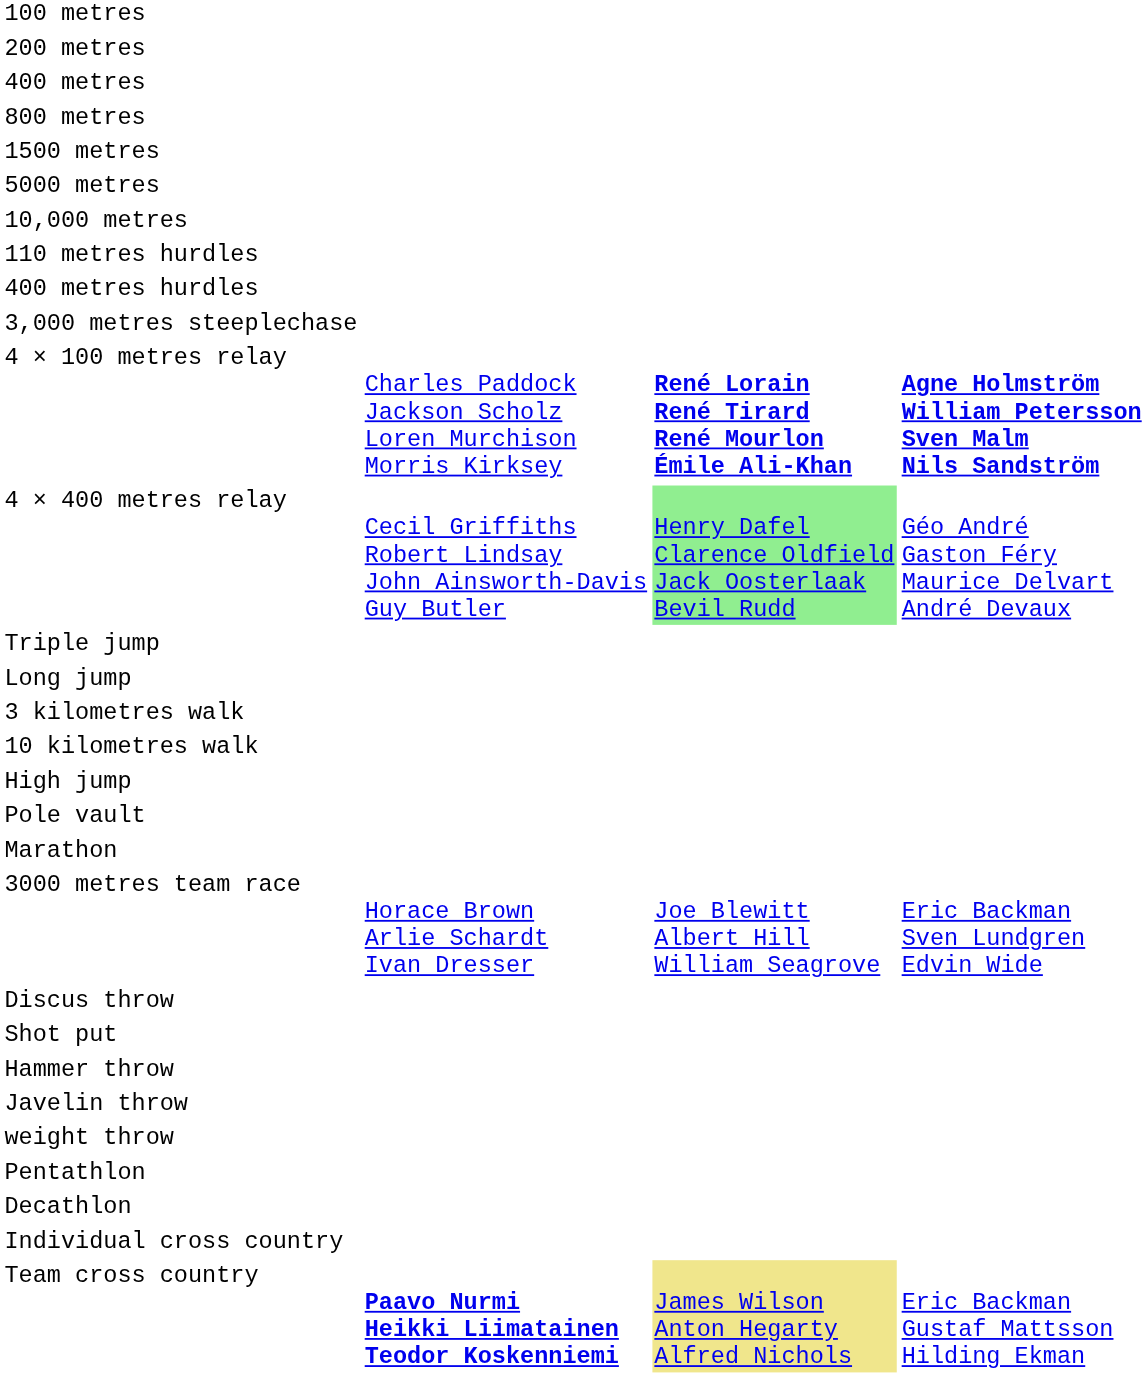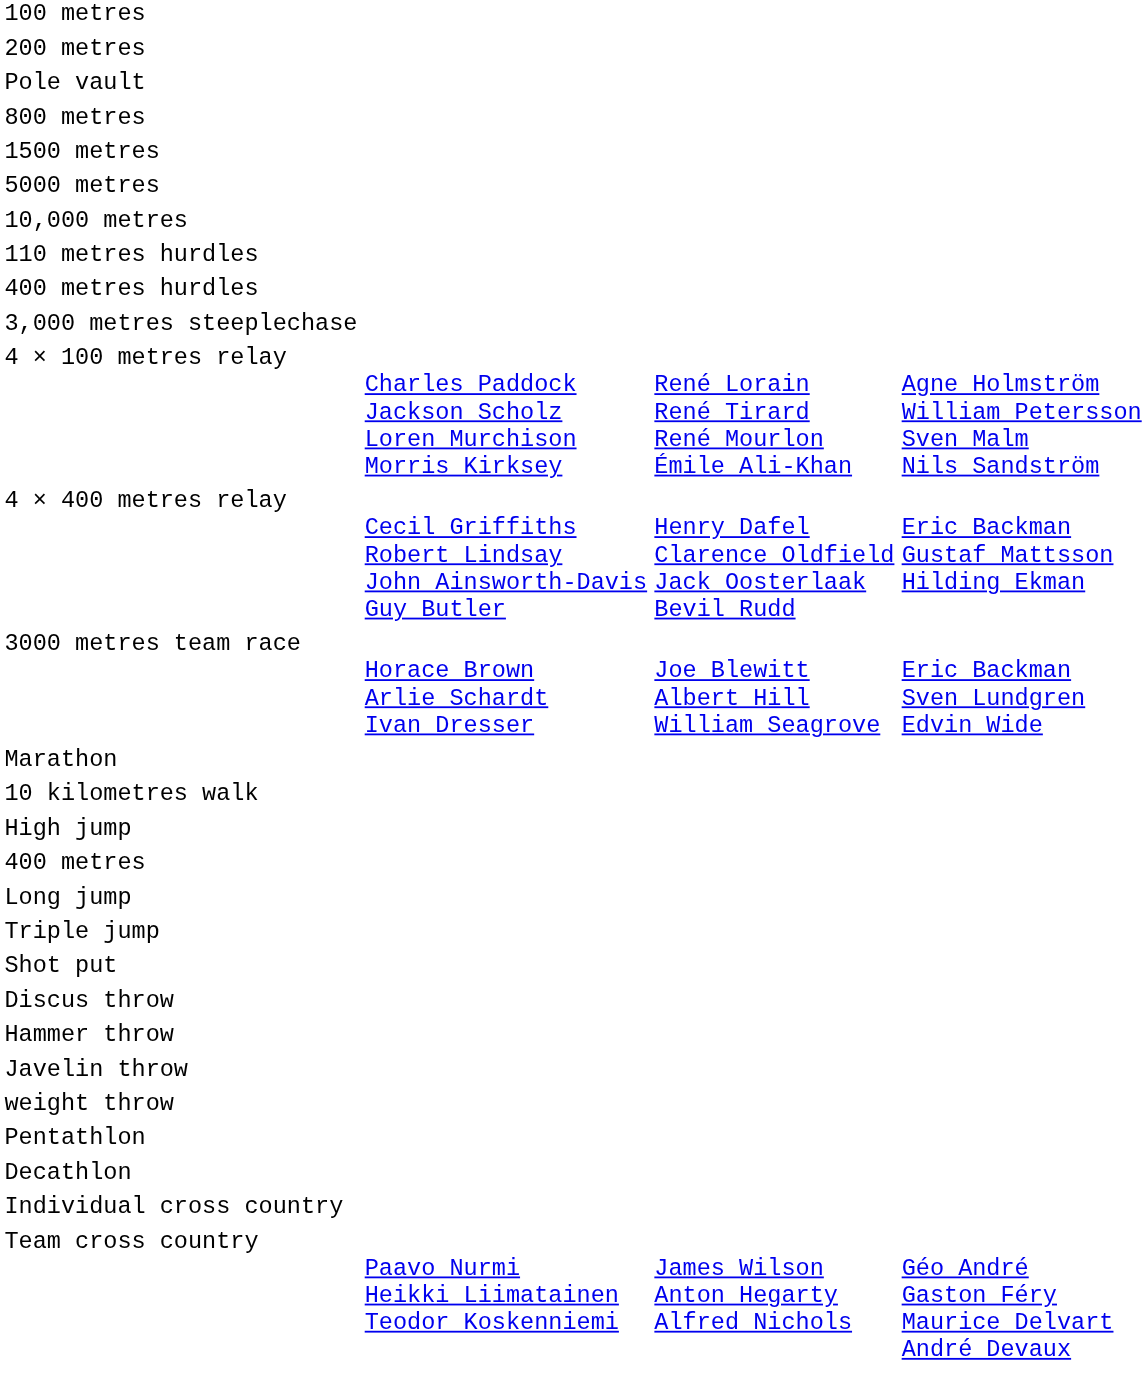rows swapped: (75, 83) <-> (75, 816)
(753, 426) bold -> (753, 426) normal
(1022, 426) bold -> (1022, 426) normal
(774, 569) lightgreen background -> (774, 569) no background
(1008, 569) Géo André Gaston Féry Maurice Delvart André Devaux -> (1008, 555) Eric Backman Gustaf Mattsson Hilding Ekman
rows swapped: (153, 885) <-> (82, 644)
rows swapped: (61, 850) <-> (68, 678)
- row: (124, 713)
rows swapped: (61, 1035) <-> (89, 1000)
(492, 1330) bold -> (492, 1295) normal
(753, 1330) khaki background -> (753, 1295) no background
(1008, 1330) Eric Backman Gustaf Mattsson Hilding Ekman -> (1008, 1309) Géo André Gaston Féry Maurice Delvart André Devaux
